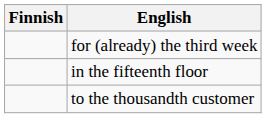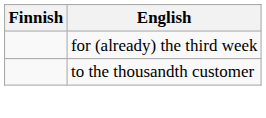- row: (139, 71)
